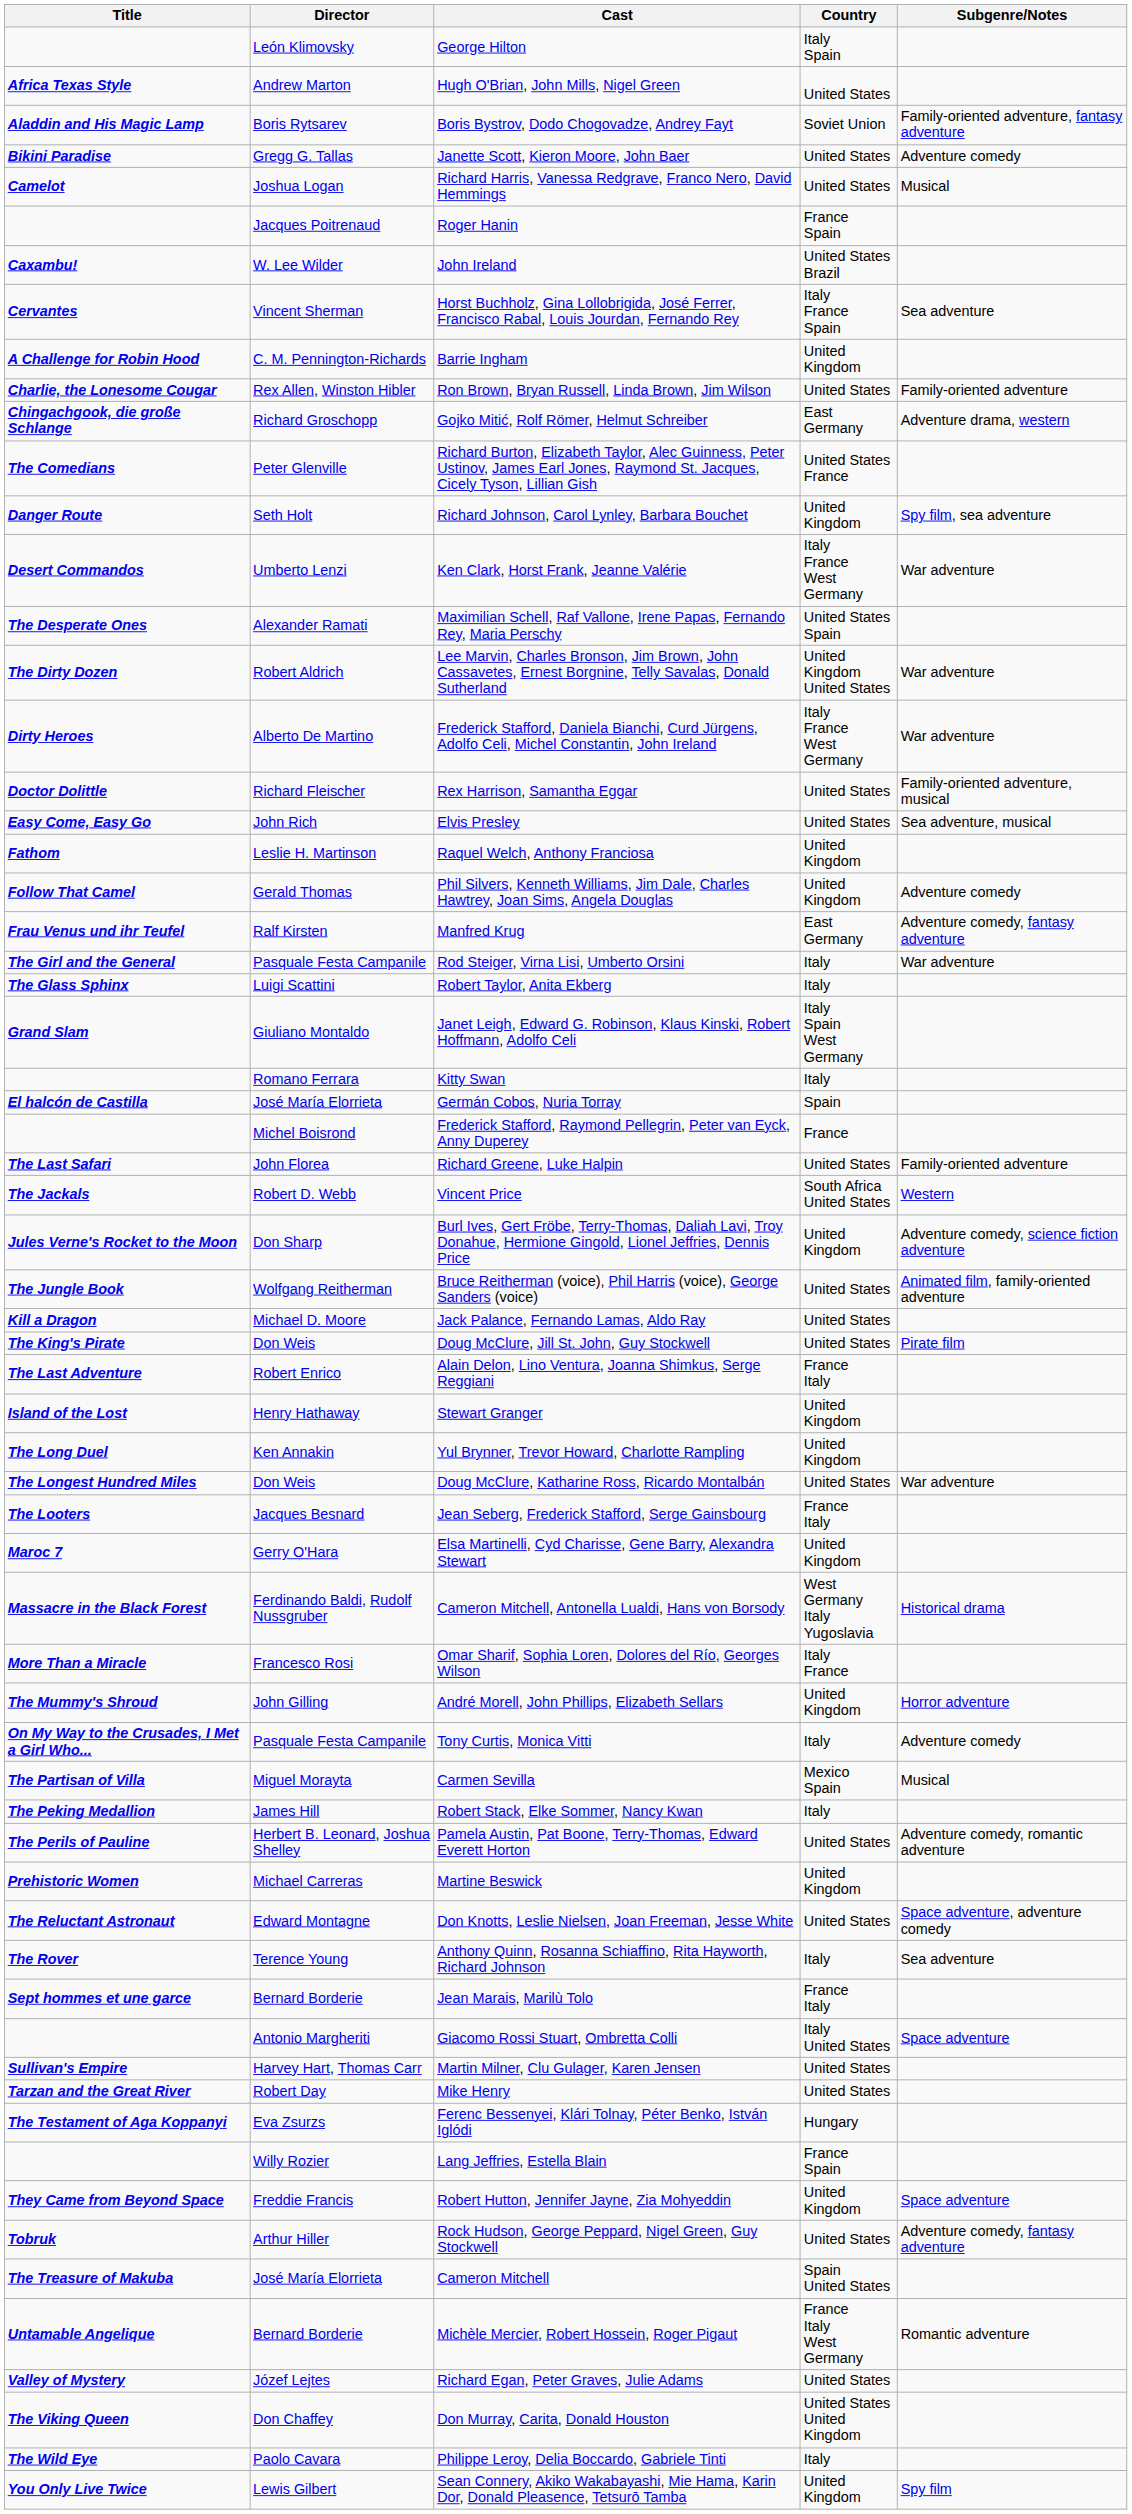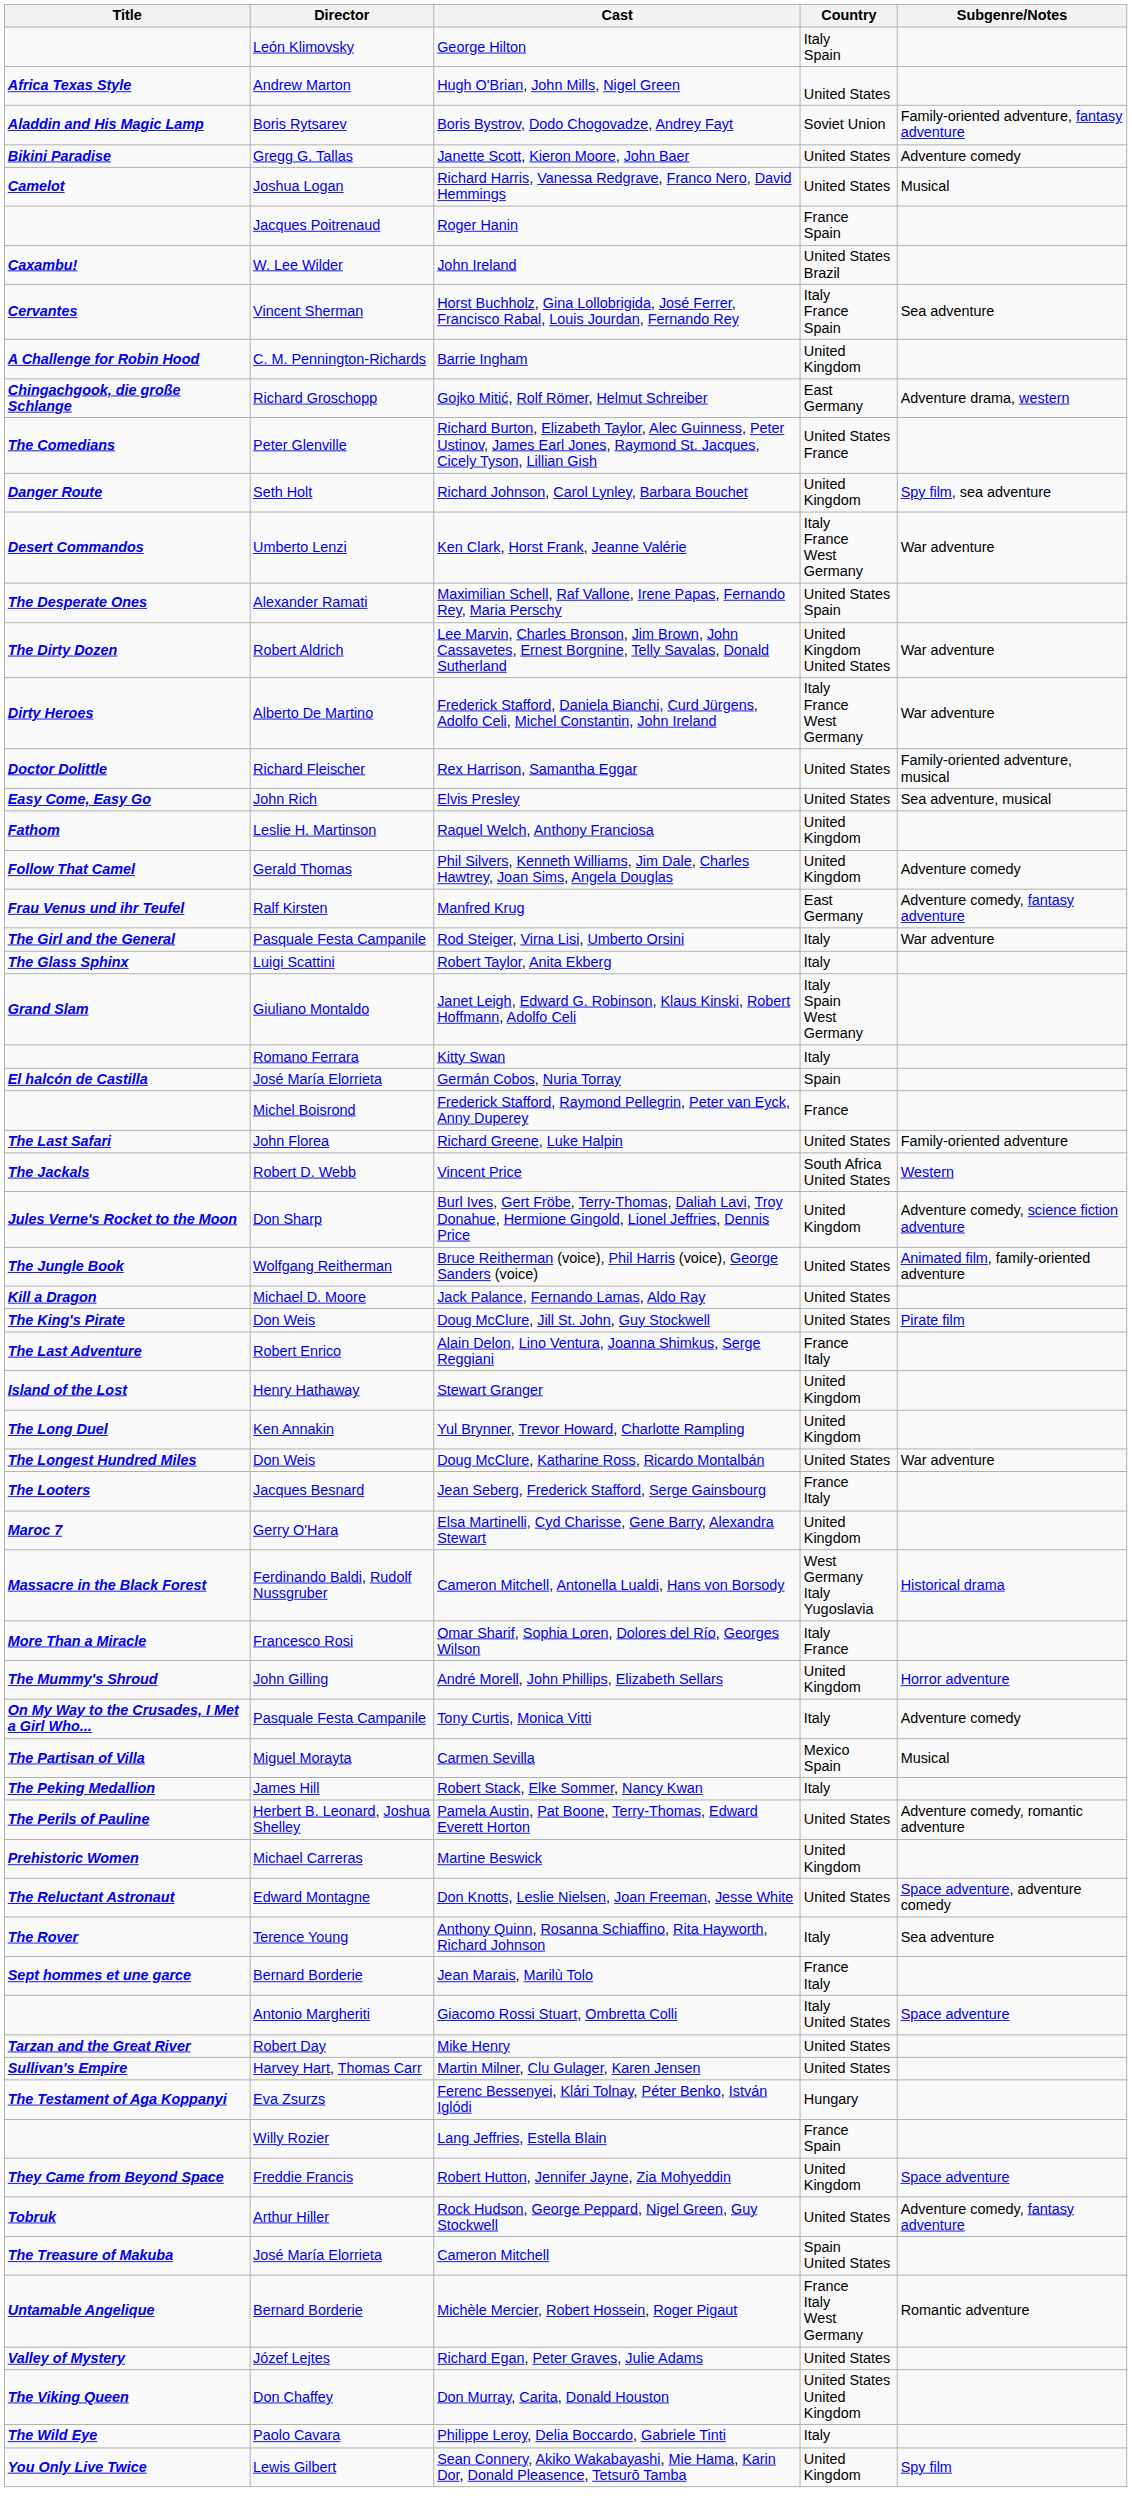- row: (604, 390)
rows swapped: (569, 2068) <-> (474, 2091)
